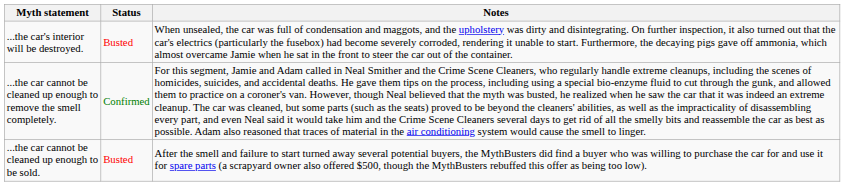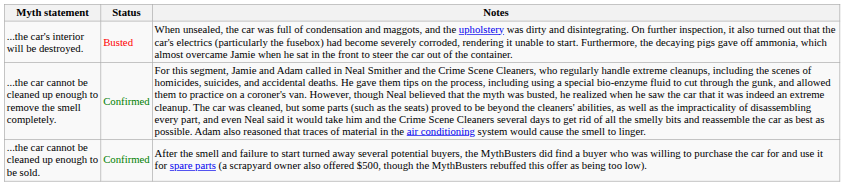(118, 160) Busted -> (126, 160) Confirmed
